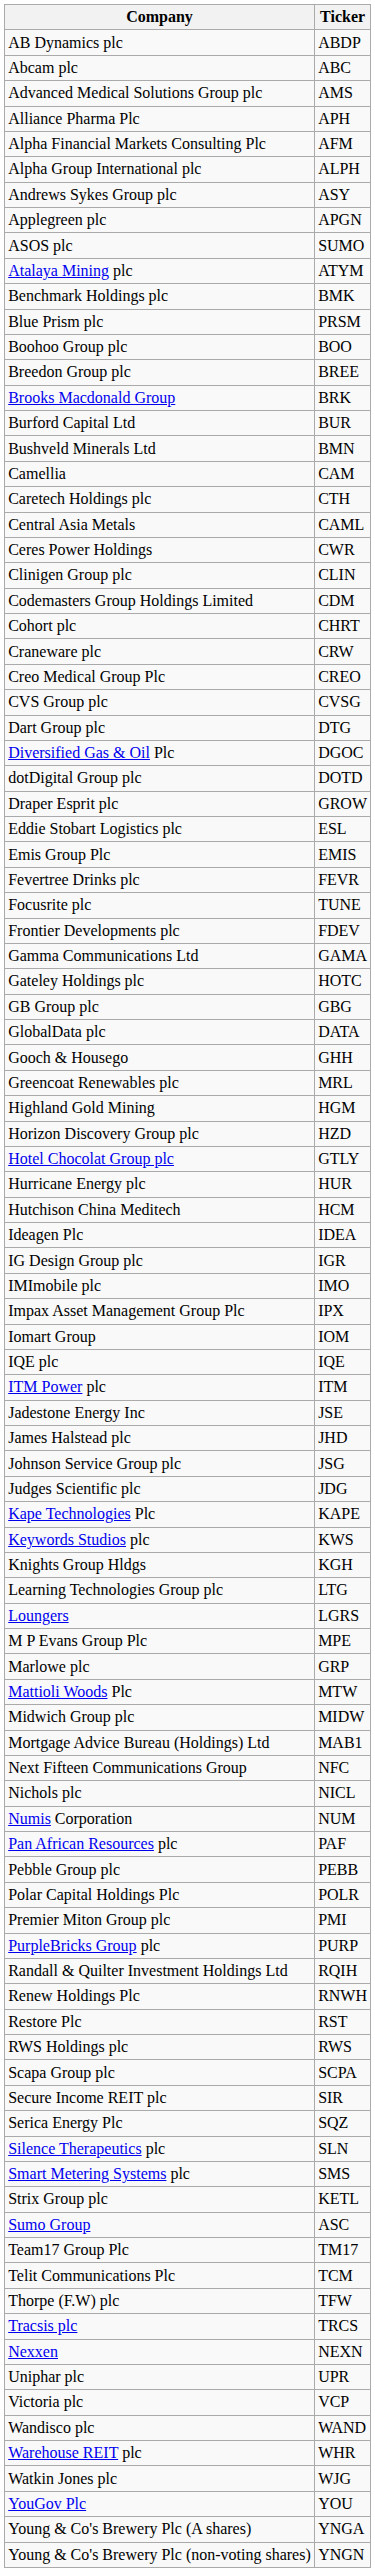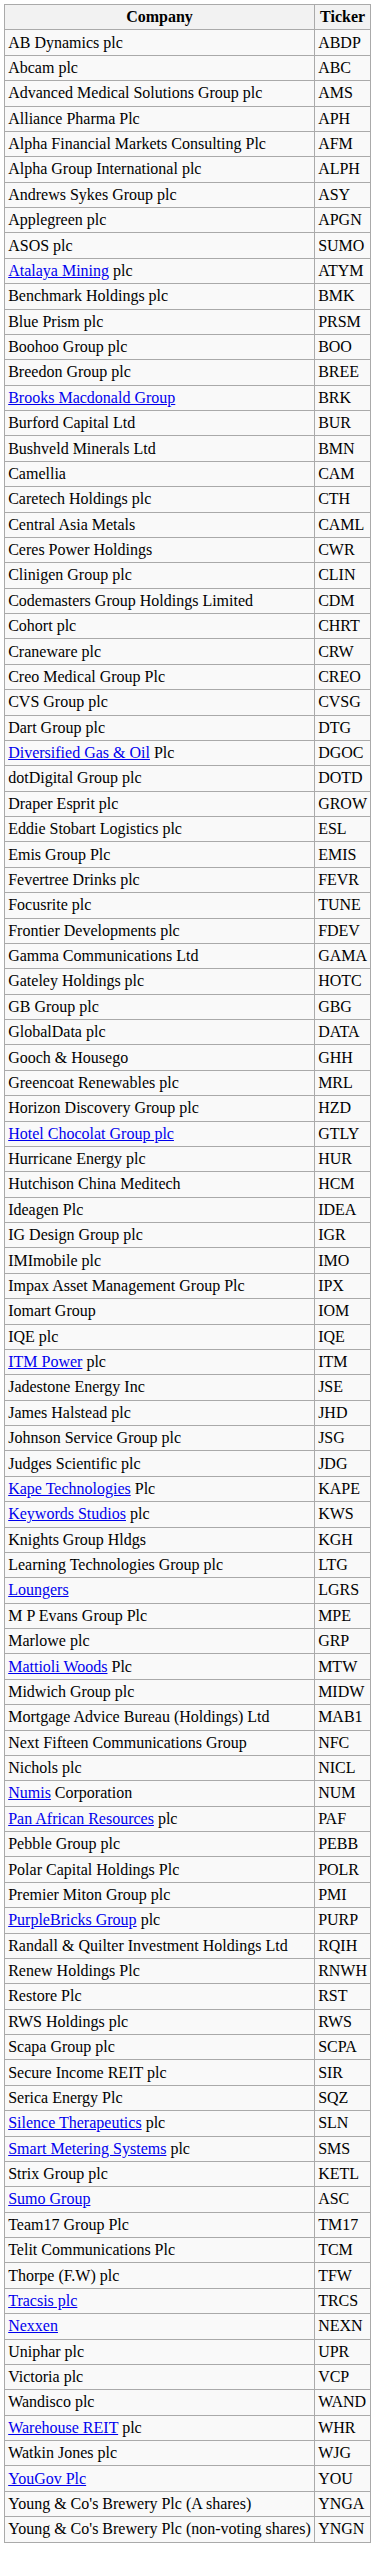- row: (82, 1108)
